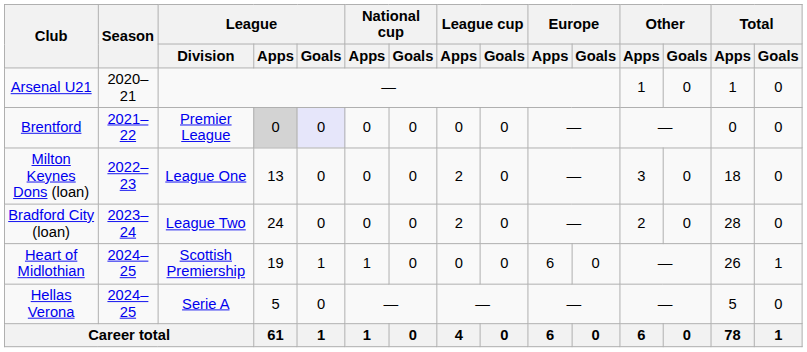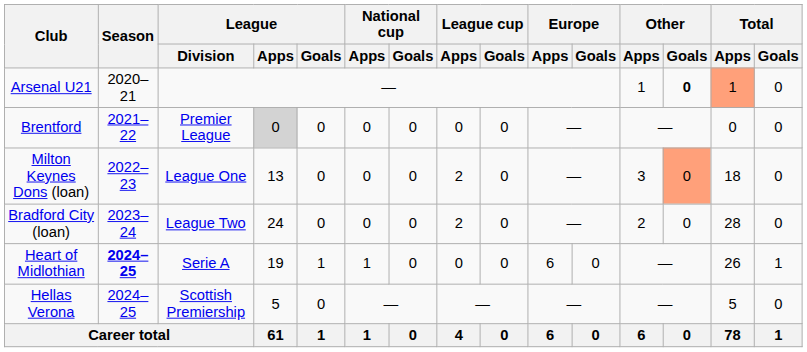(687, 87) normal -> (687, 87) bold
(733, 87) no background -> (733, 87) lightsalmon background
(321, 127) lavender background -> (321, 127) no background
(687, 175) no background -> (687, 175) lightsalmon background
(128, 263) normal -> (128, 263) bold
(206, 263) Scottish Premiership -> (206, 263) Serie A
(206, 303) Serie A -> (206, 303) Scottish Premiership
